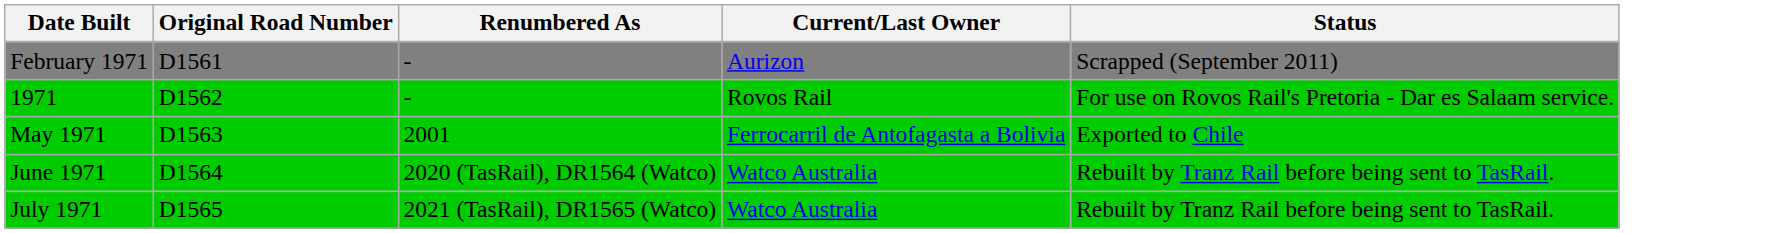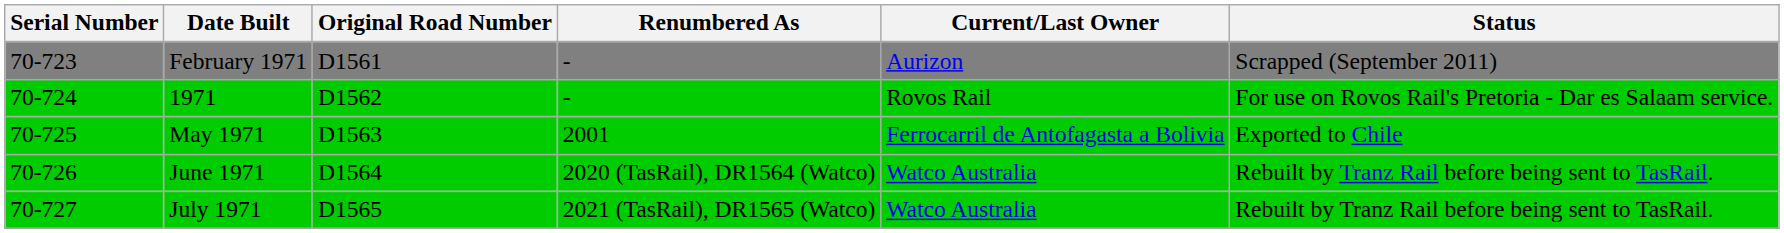+ column: (84, 23)
